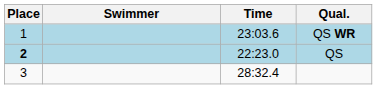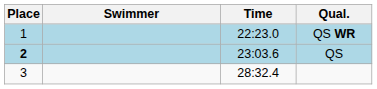(258, 34) 23:03.6 -> (258, 34) 22:23.0
(258, 53) 22:23.0 -> (258, 53) 23:03.6
